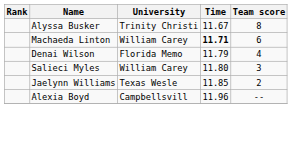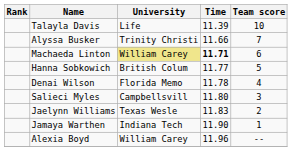+ row: (66, 26)
(216, 26) 11.67 -> (216, 40) 11.66
(259, 26) 8 -> (259, 40) 7
(154, 40) no background -> (154, 54) khaki background
+ row: (71, 68)
(216, 54) 11.79 -> (216, 82) 11.78
(154, 68) William Carey -> (154, 97) Campbellsvill
(216, 82) 11.85 -> (216, 111) 11.83
+ row: (68, 125)
(154, 97) Campbellsvill -> (154, 139) William Carey
